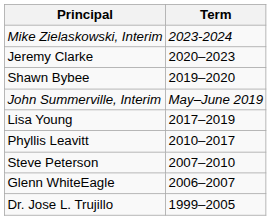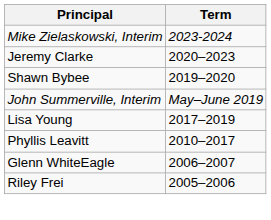- row: (53, 162)
+ row: (36, 183)
- row: (60, 204)
